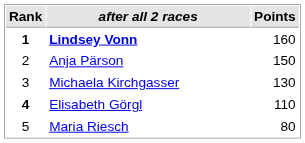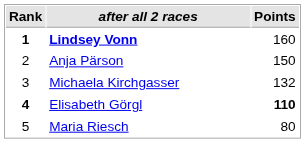(284, 83) 130 -> (284, 83) 132
(285, 104) normal -> (285, 104) bold
